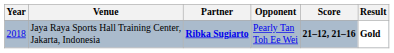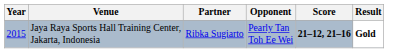(16, 34) 2018 -> (16, 34) 2015
(217, 34) bold -> (215, 34) normal
